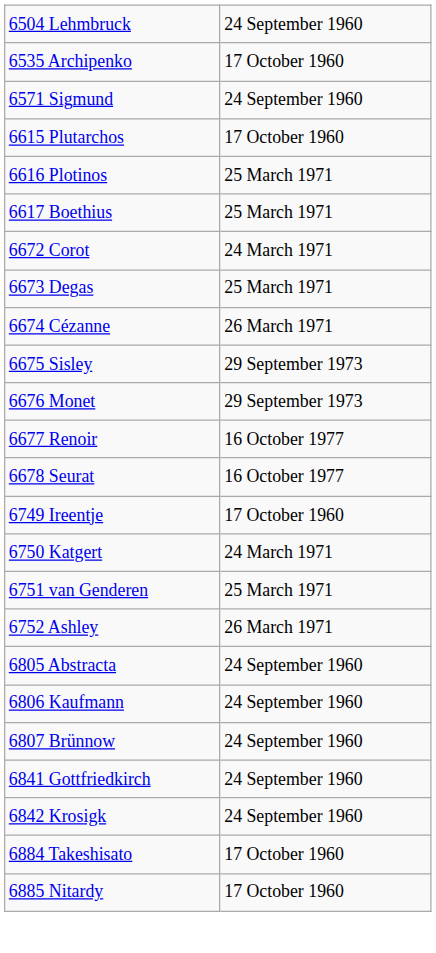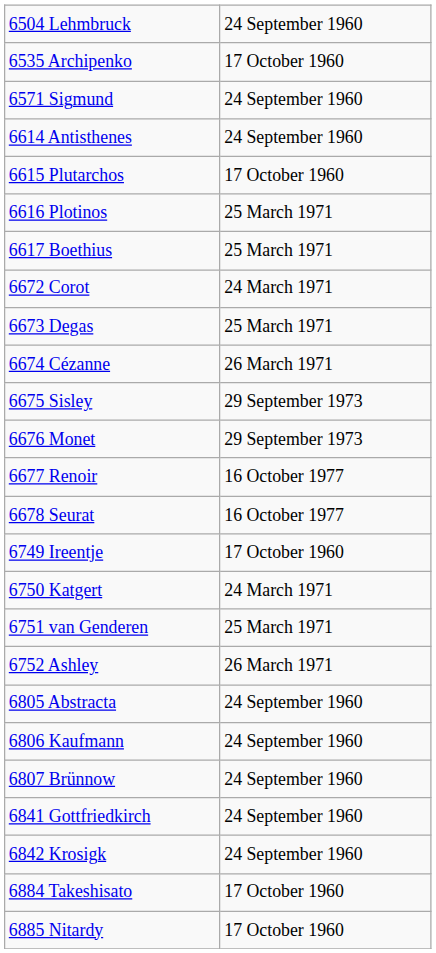+ row: (70, 137)
